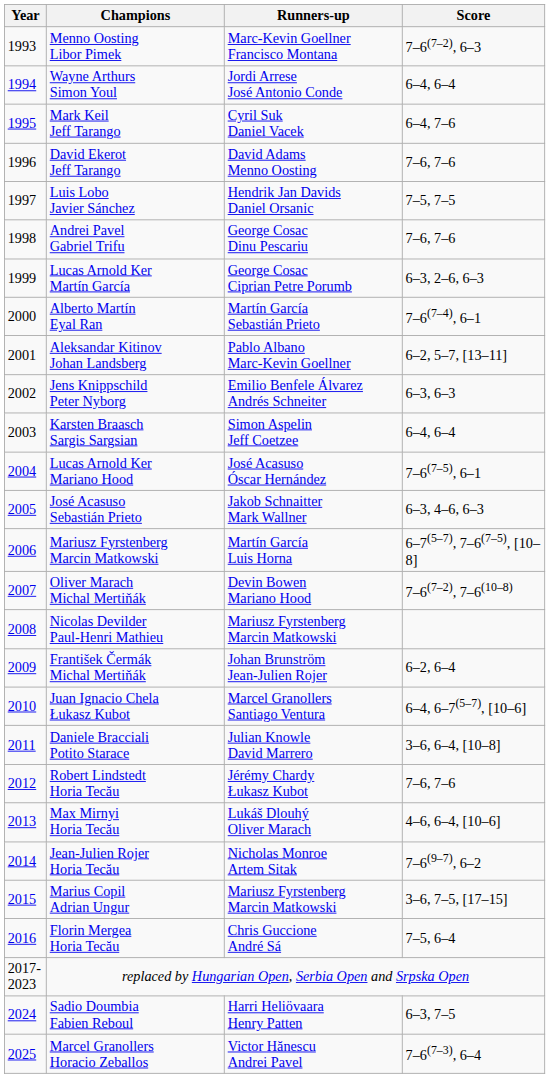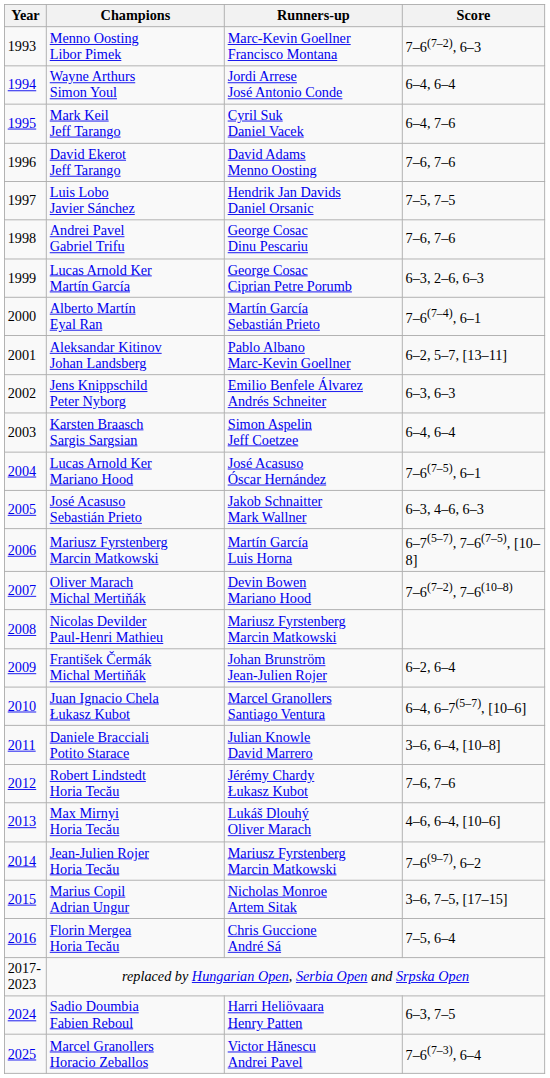(277, 860) Nicholas Monroe Artem Sitak -> (287, 860) Mariusz Fyrstenberg Marcin Matkowski
(287, 899) Mariusz Fyrstenberg Marcin Matkowski -> (277, 899) Nicholas Monroe Artem Sitak
